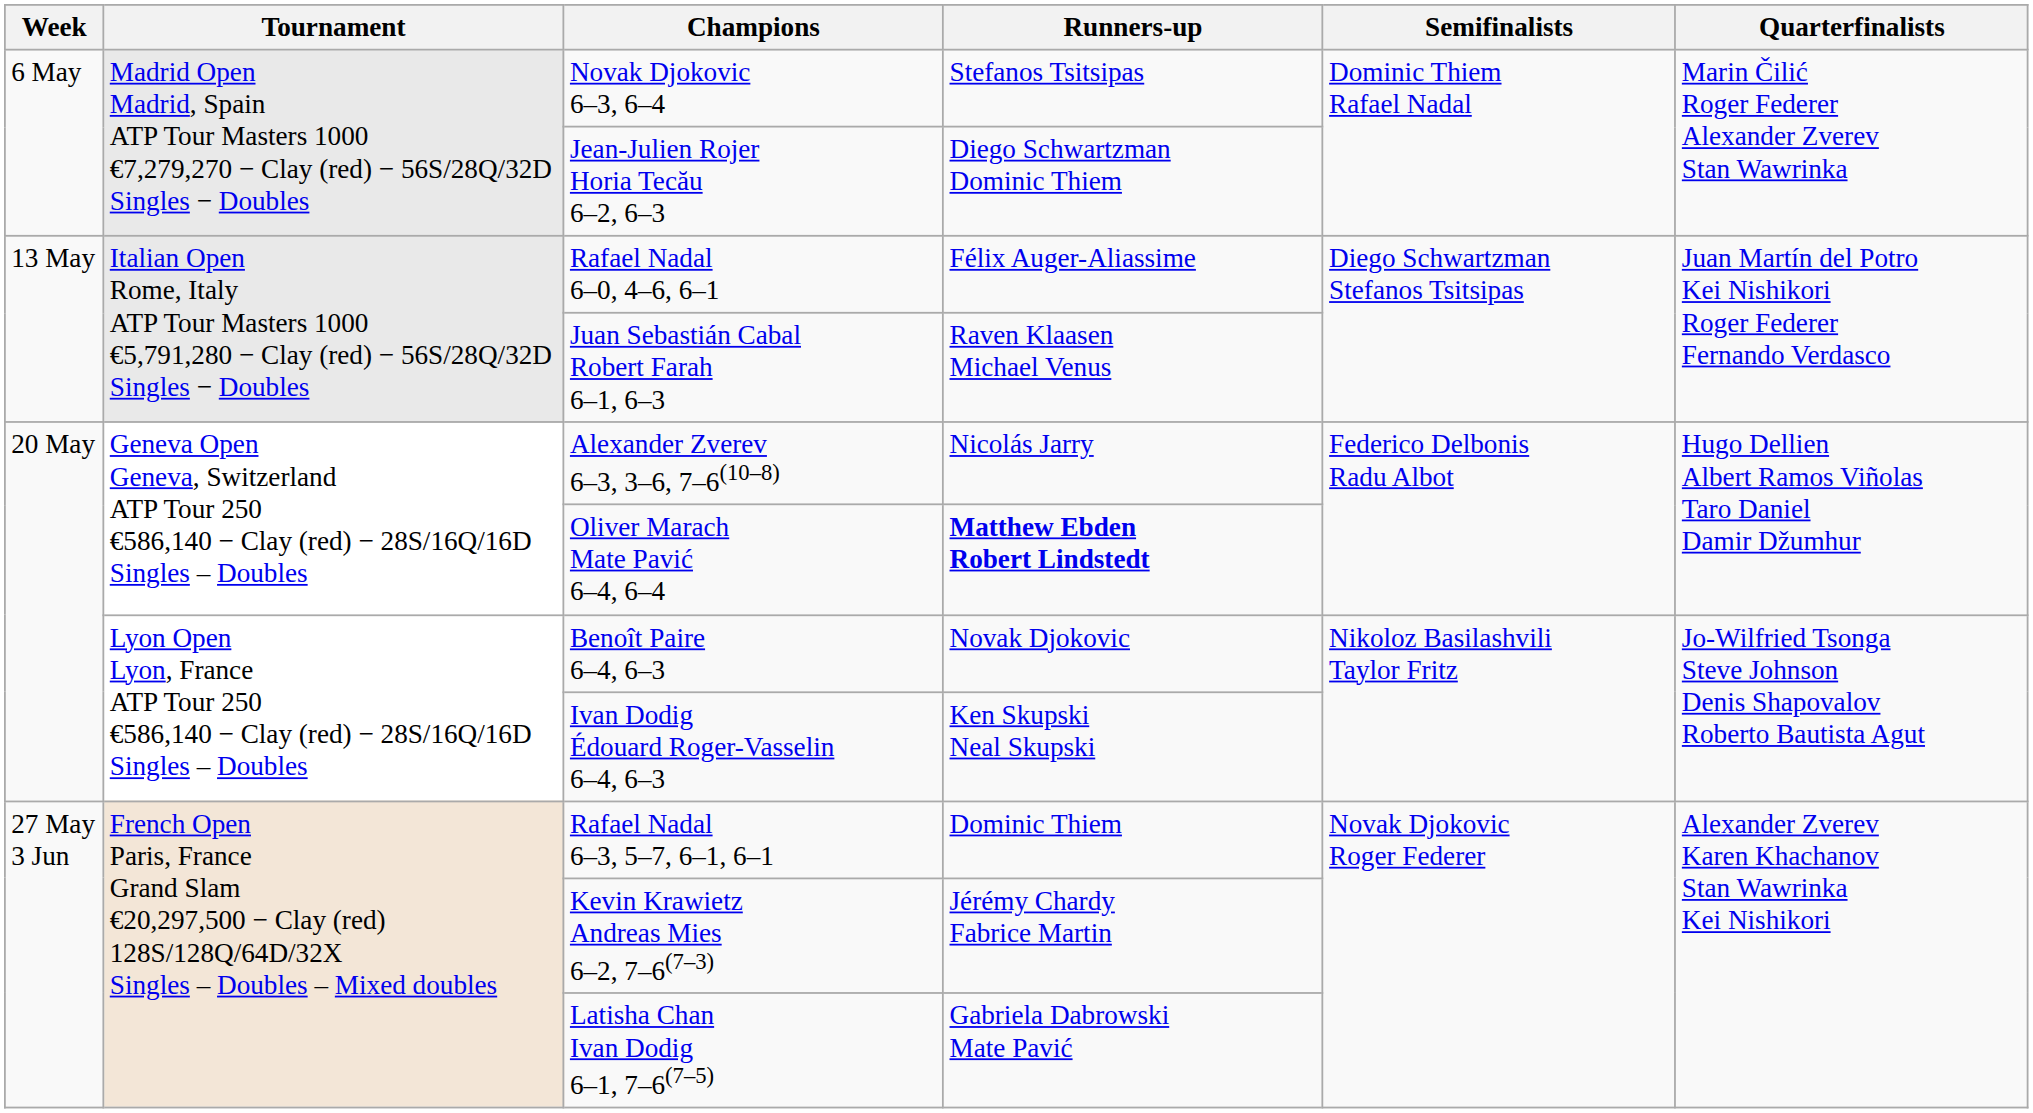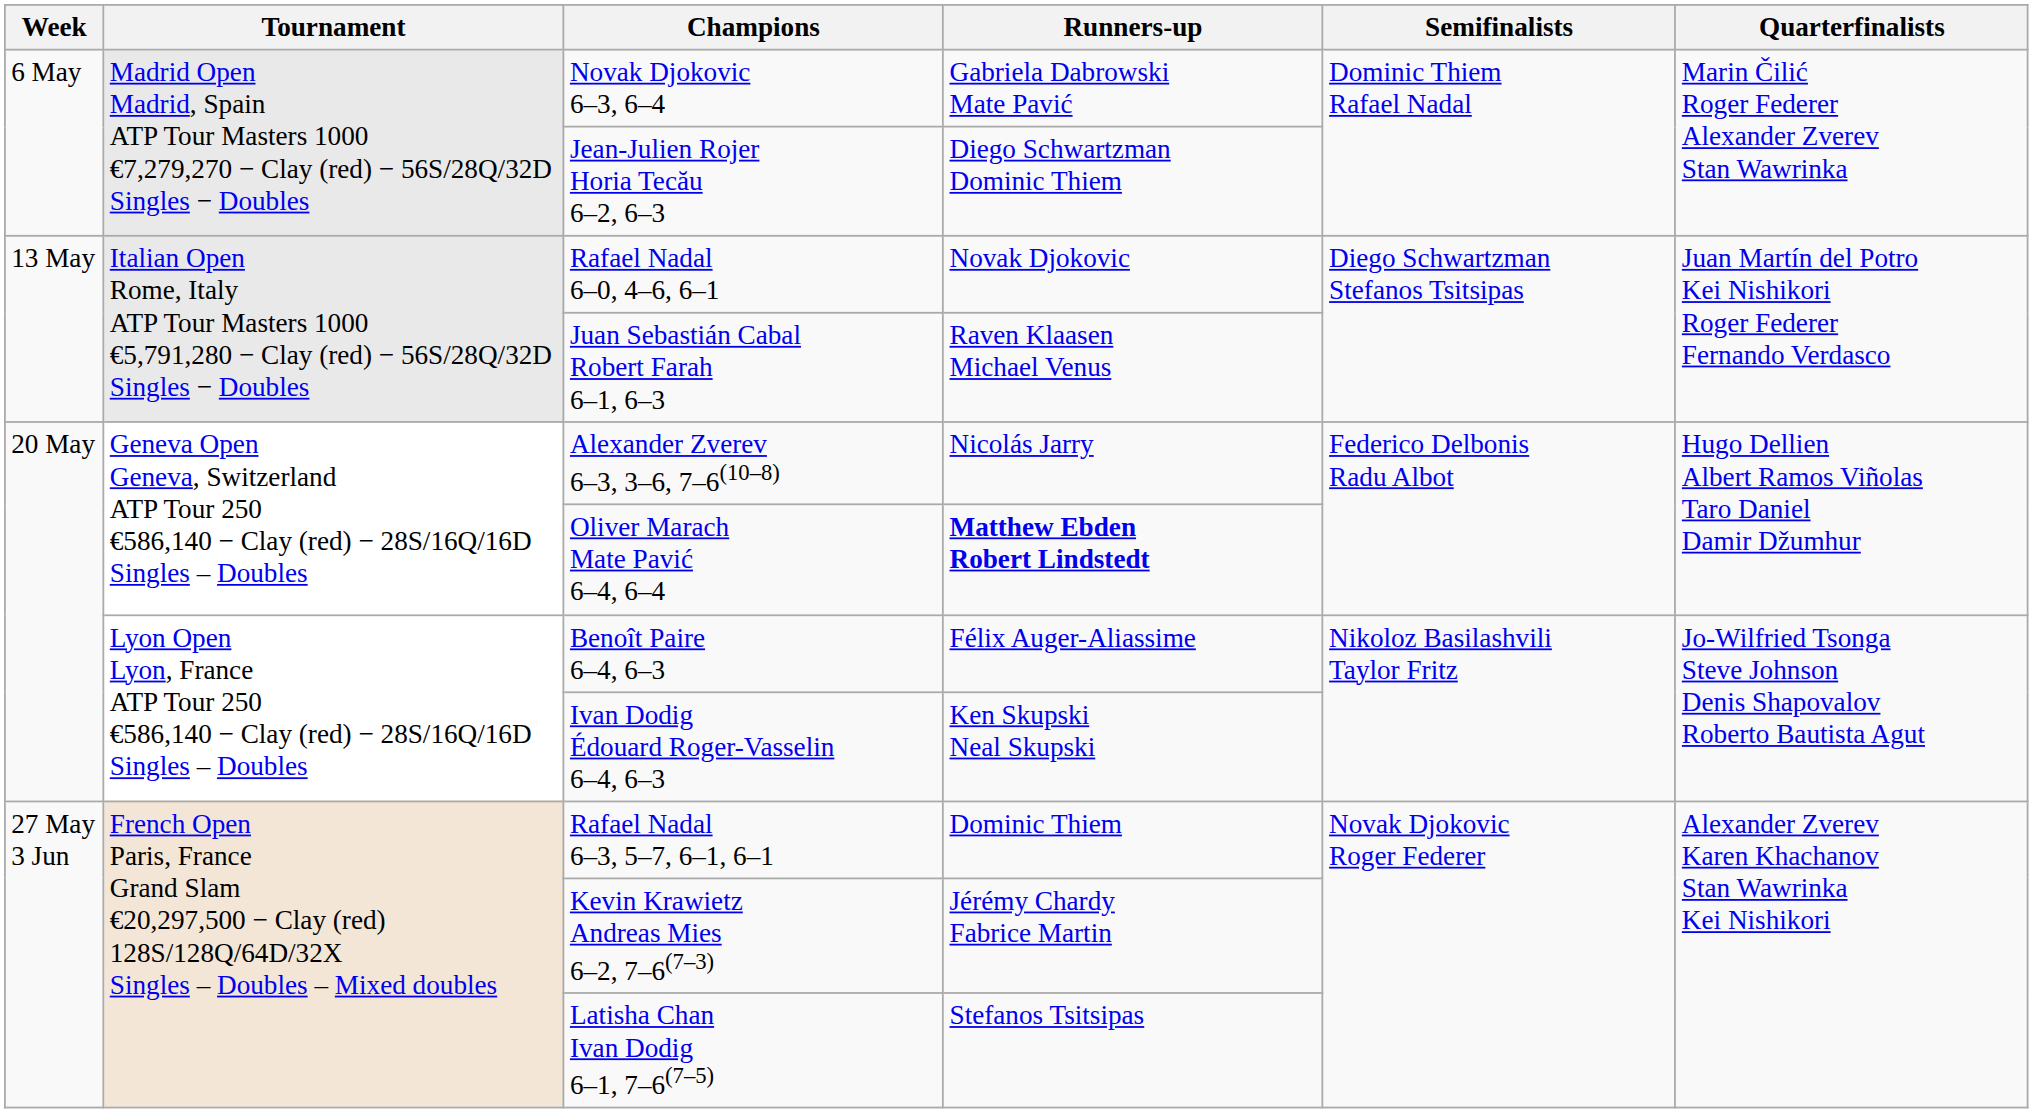(1047, 71) Stefanos Tsitsipas -> (1059, 88) Gabriela Dabrowski Mate Pavić
(1073, 258) Félix Auger-Aliassime -> (1040, 258) Novak Djokovic
(1040, 636) Novak Djokovic -> (1073, 636) Félix Auger-Aliassime
(1059, 1030) Gabriela Dabrowski Mate Pavić -> (1047, 1014) Stefanos Tsitsipas
